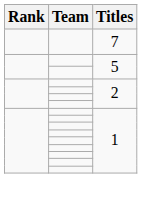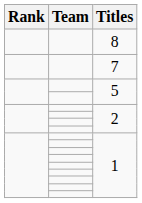+ row: (26, 42)
